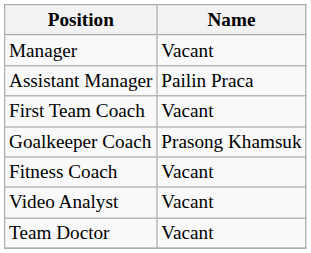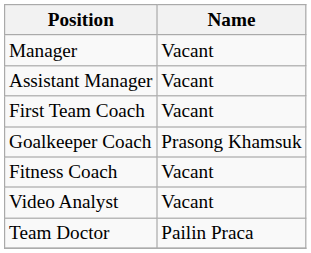(207, 80) Pailin Praca -> (187, 80) Vacant
(187, 232) Vacant -> (207, 232) Pailin Praca
